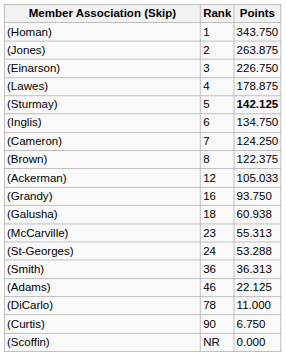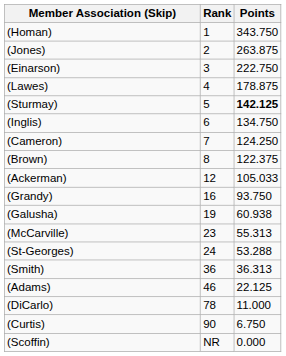(257, 68) 226.750 -> (257, 68) 222.750
(210, 214) 18 -> (210, 214) 19
